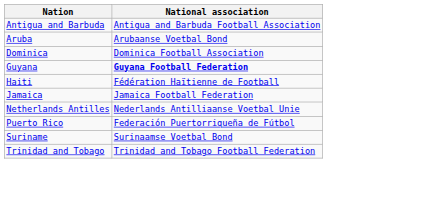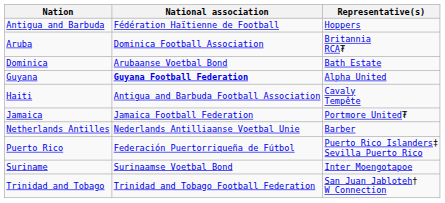+ column: (381, 11)
(217, 25) Antigua and Barbuda Football Association -> (196, 25) Fédération Haïtienne de Football
(171, 39) Arubaanse Voetbal Bond -> (189, 44) Dominica Football Association
(189, 53) Dominica Football Association -> (171, 63) Arubaanse Voetbal Bond
(196, 81) Fédération Haïtienne de Football -> (217, 96) Antigua and Barbuda Football Association
